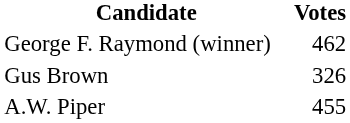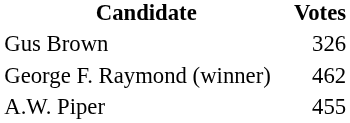rows swapped: (138, 44) <-> (56, 75)
